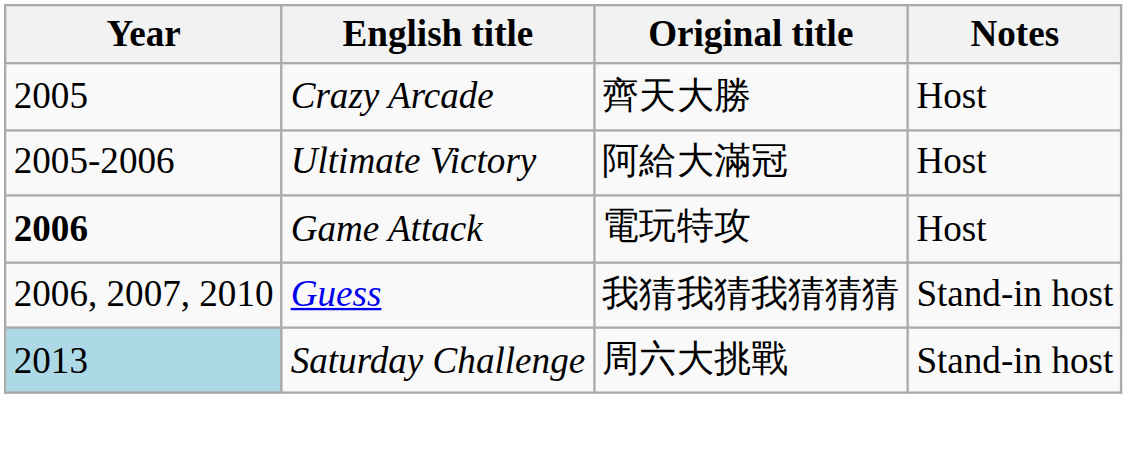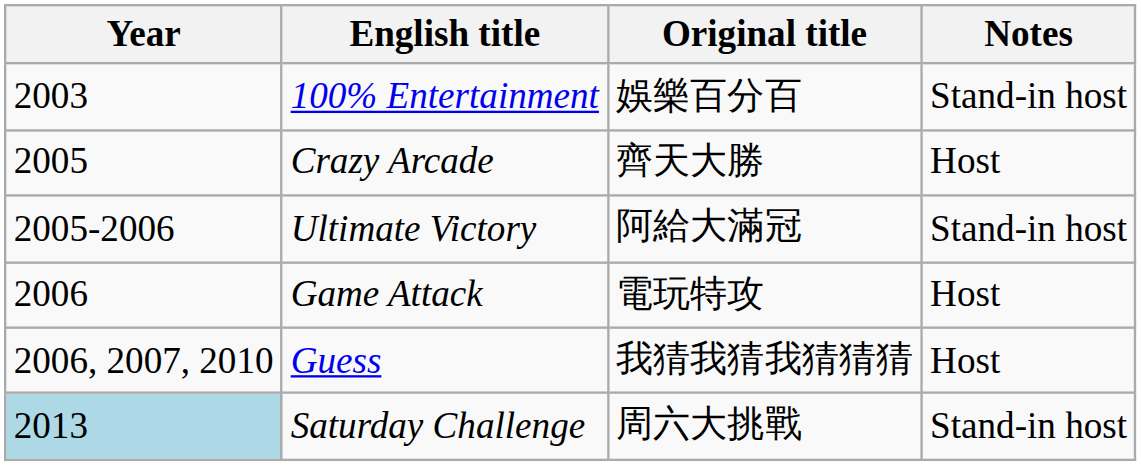+ row: (445, 96)
(951, 162) Host -> (1029, 227) Stand-in host
(51, 227) bold -> (51, 293) normal
(1015, 293) Stand-in host -> (965, 359) Host
